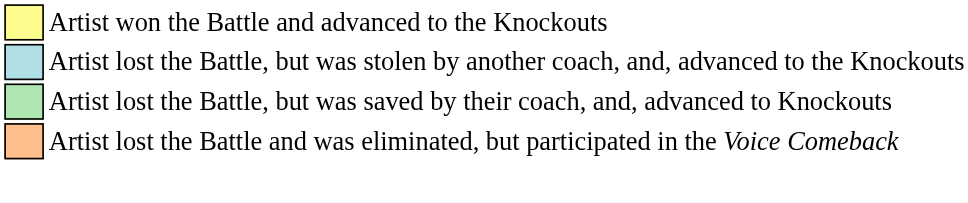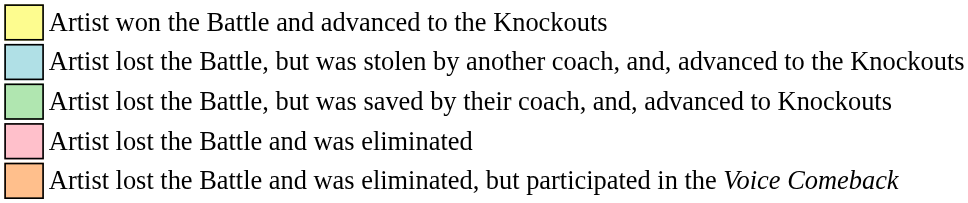+ row: (261, 140)
